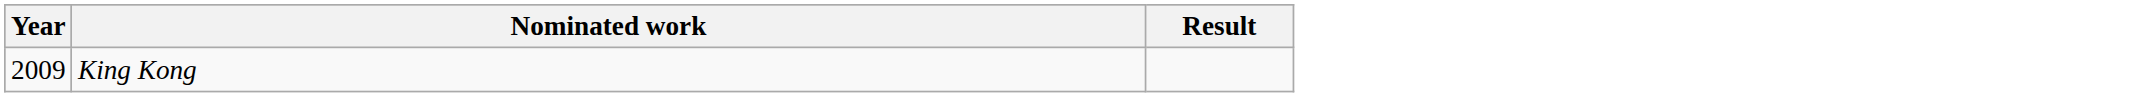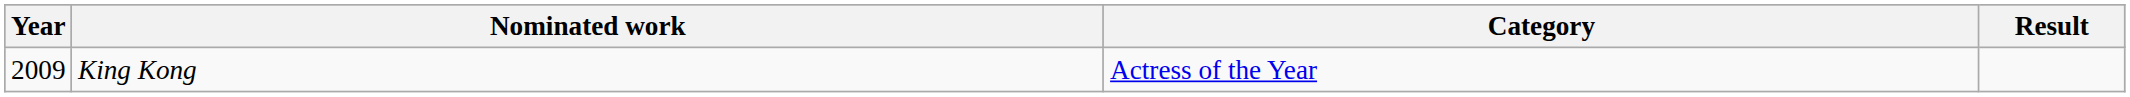+ column: (1541, 26)
